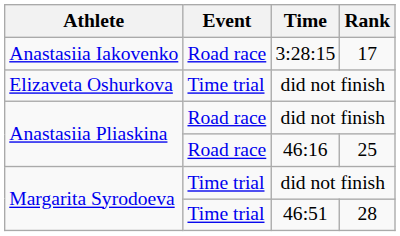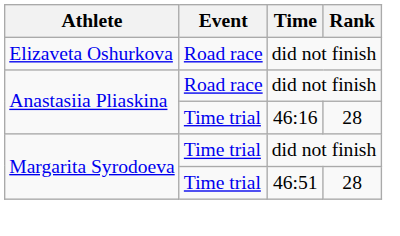- row: (94, 53)
(226, 85) Time trial -> (223, 53) Road race
(227, 150) Road race -> (222, 117) Time trial
(367, 150) 25 -> (352, 117) 28
